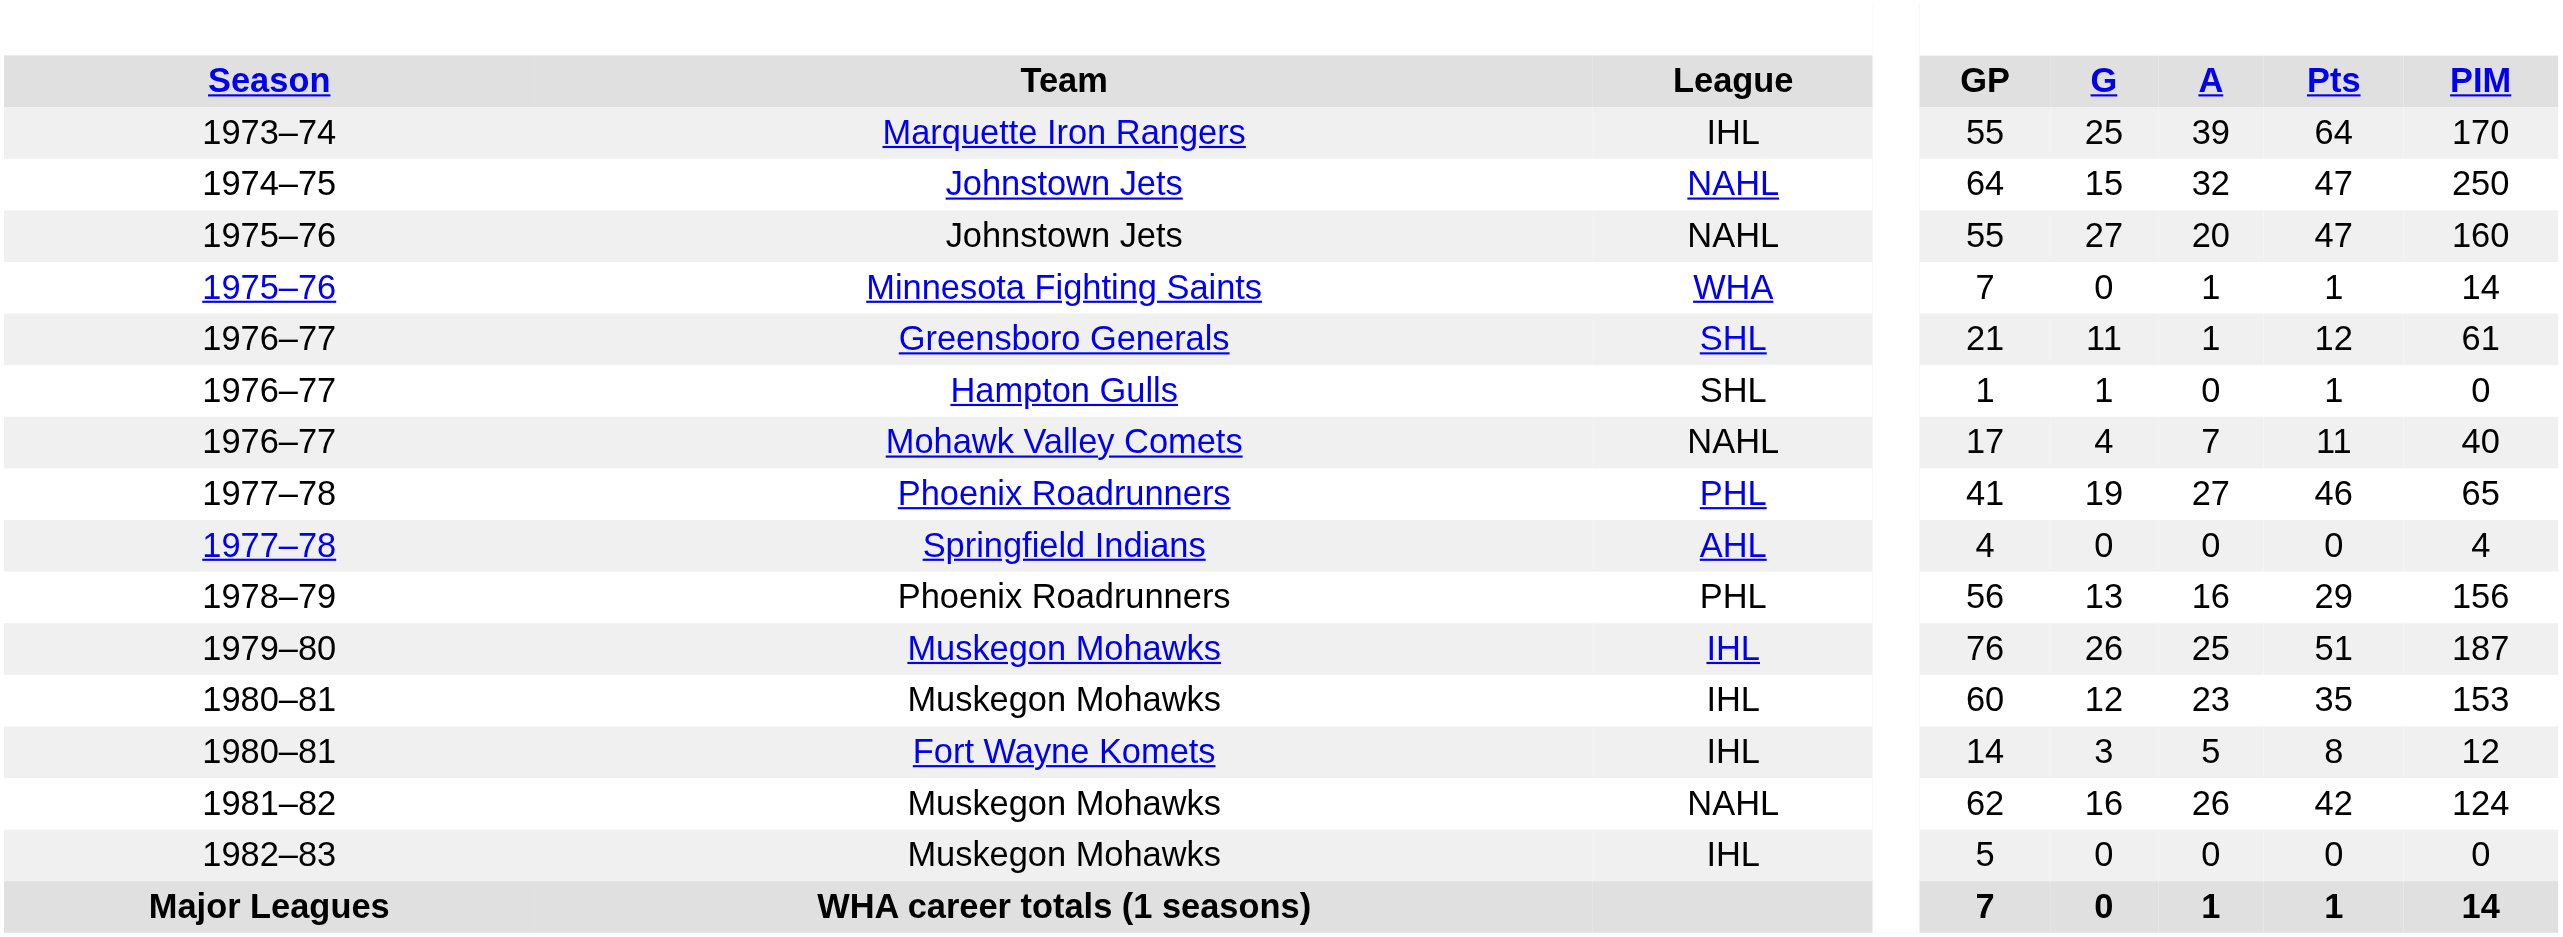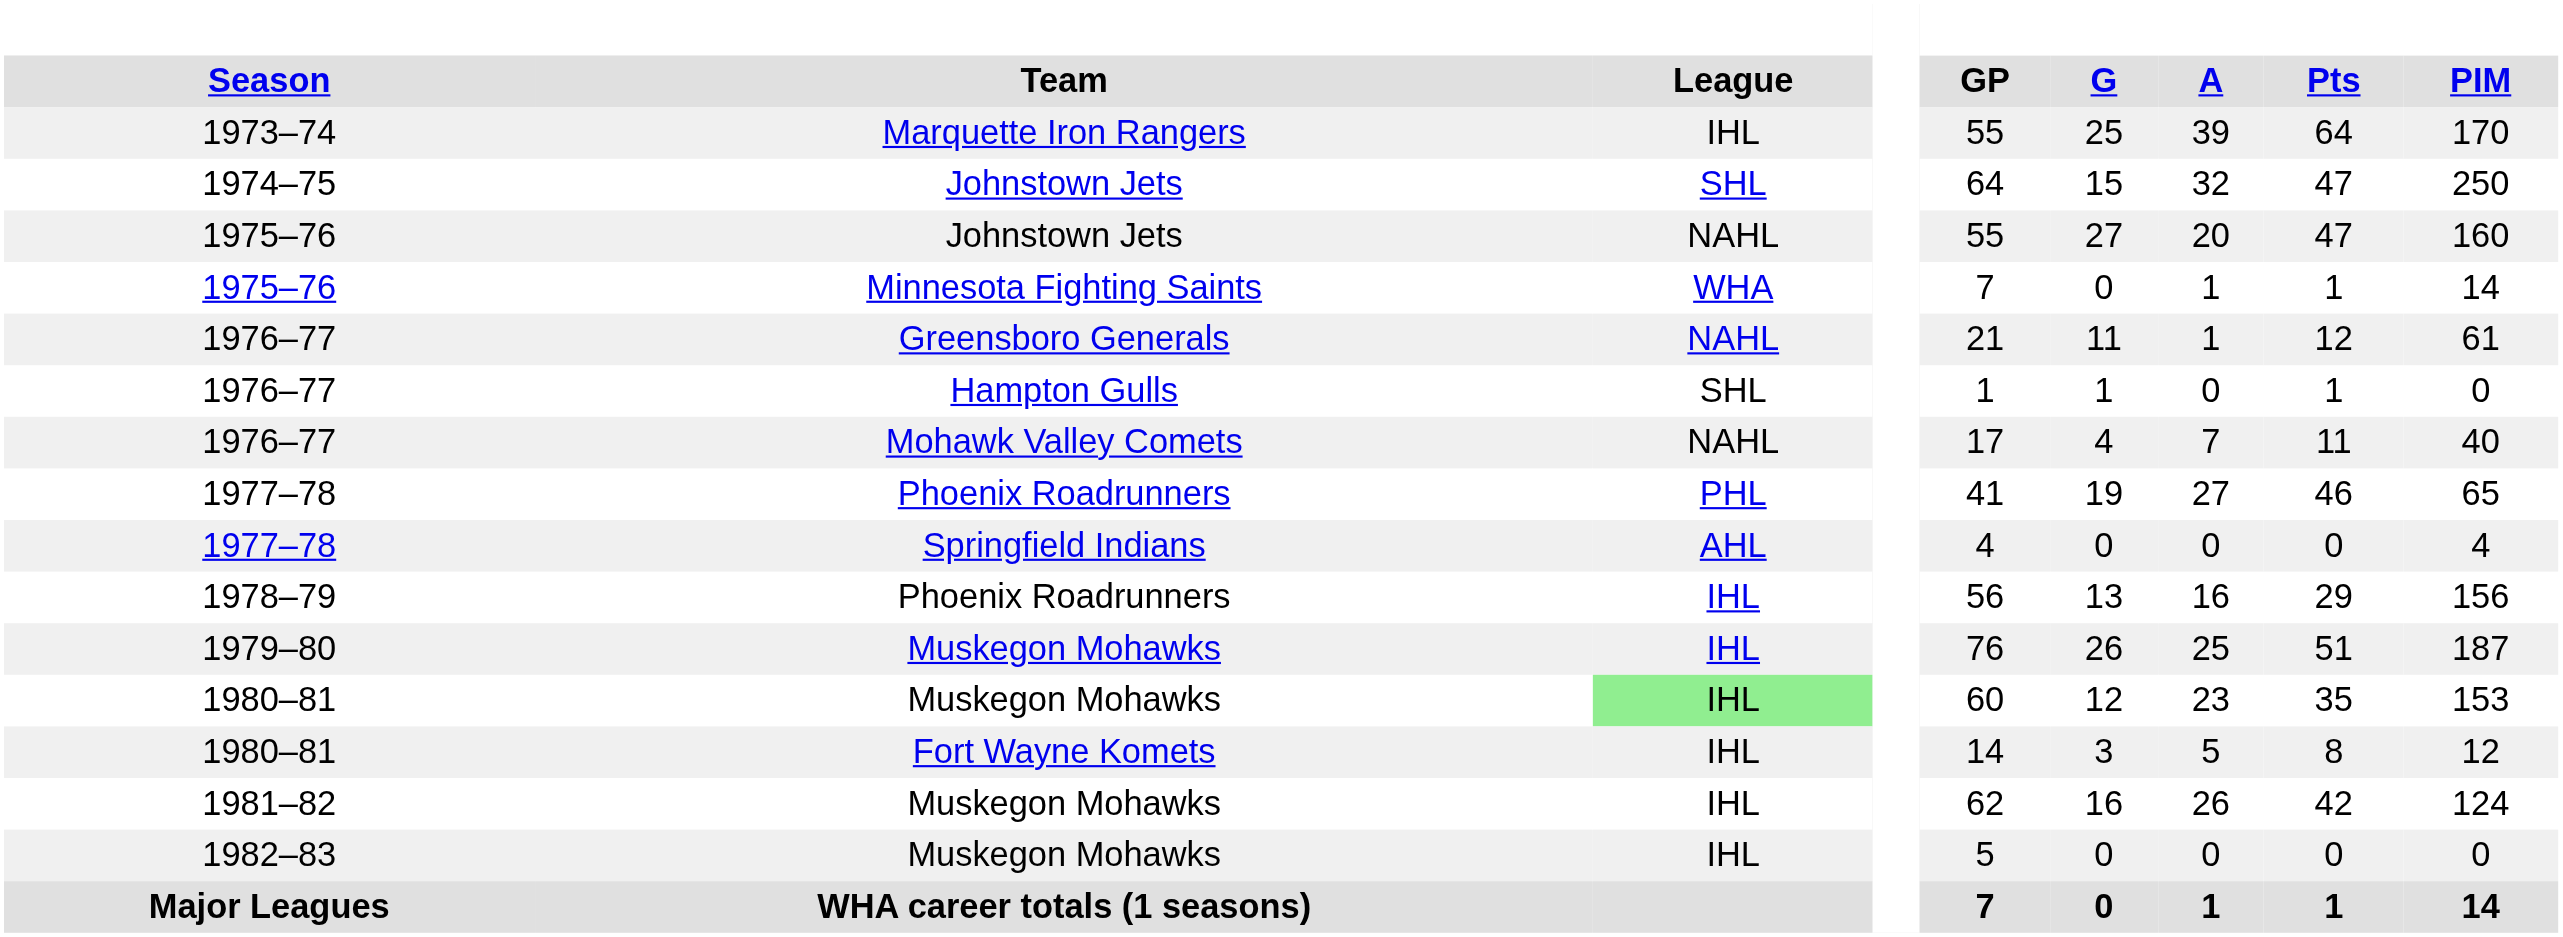(1733, 184) NAHL -> (1733, 184) SHL
(1733, 338) SHL -> (1733, 338) NAHL
(1733, 596) PHL -> (1733, 596) IHL
(1733, 700) no background -> (1733, 700) lightgreen background
(1733, 803) NAHL -> (1733, 803) IHL
